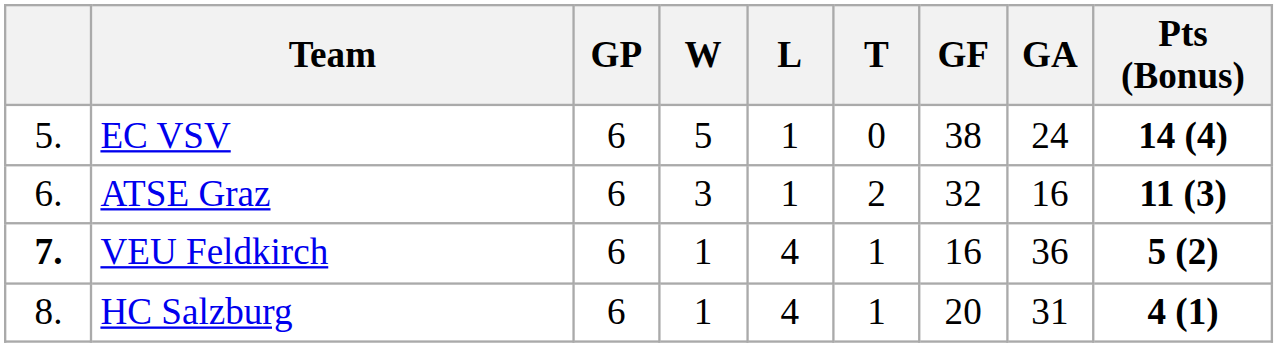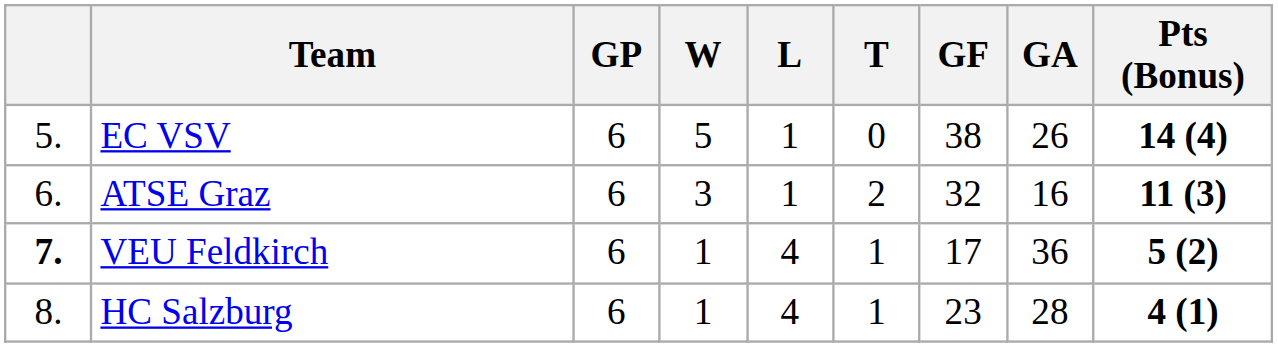(1050, 134) 24 -> (1050, 134) 26
(963, 252) 16 -> (963, 252) 17
(963, 311) 20 -> (963, 311) 23
(1050, 311) 31 -> (1050, 311) 28
